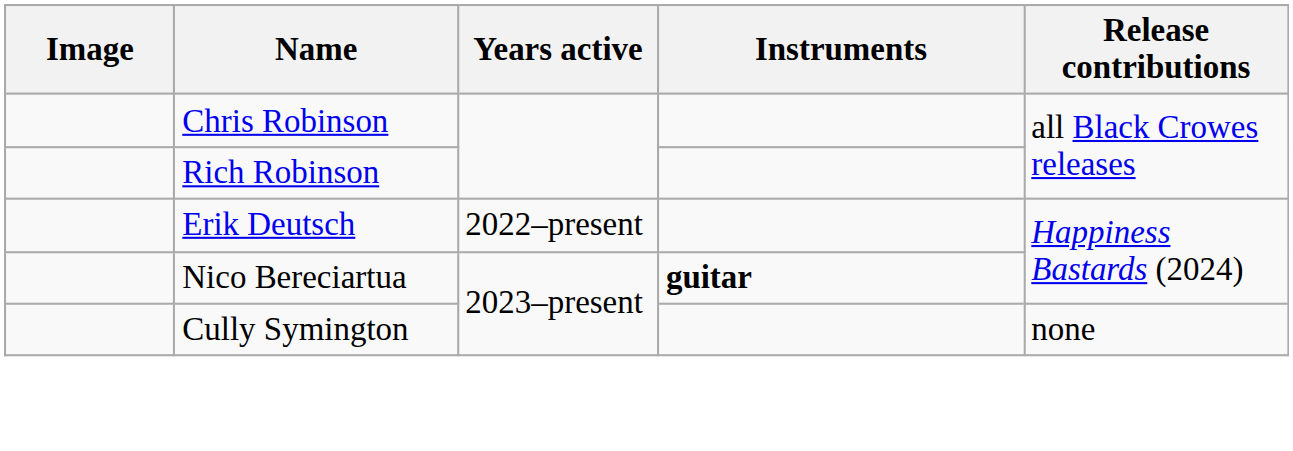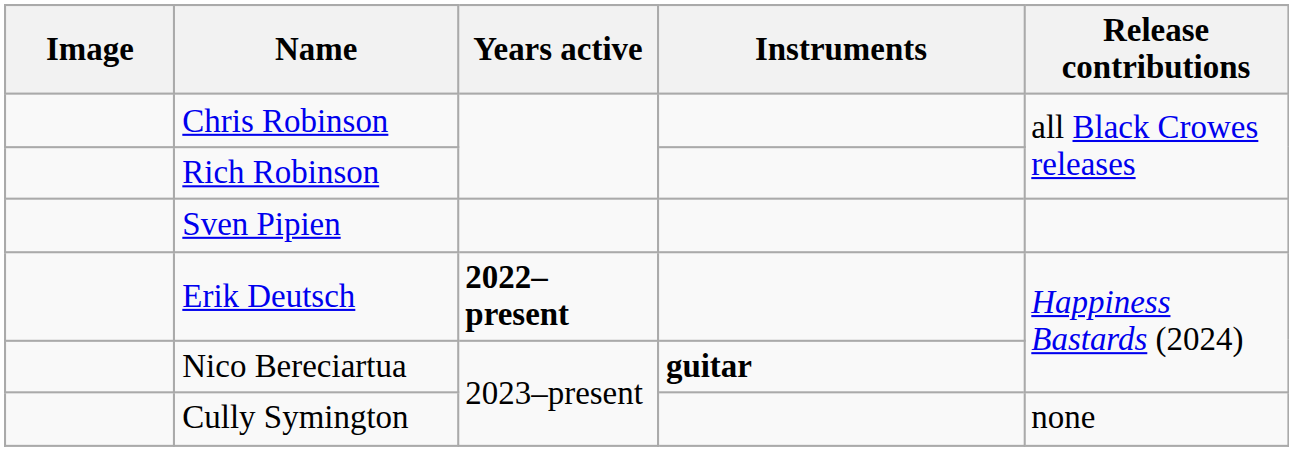+ row: (262, 224)
(554, 224) normal -> (517, 295) bold
